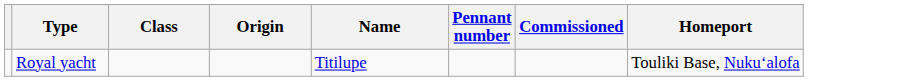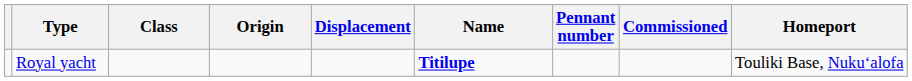+ column: (363, 27)
(341, 62) normal -> (446, 62) bold
